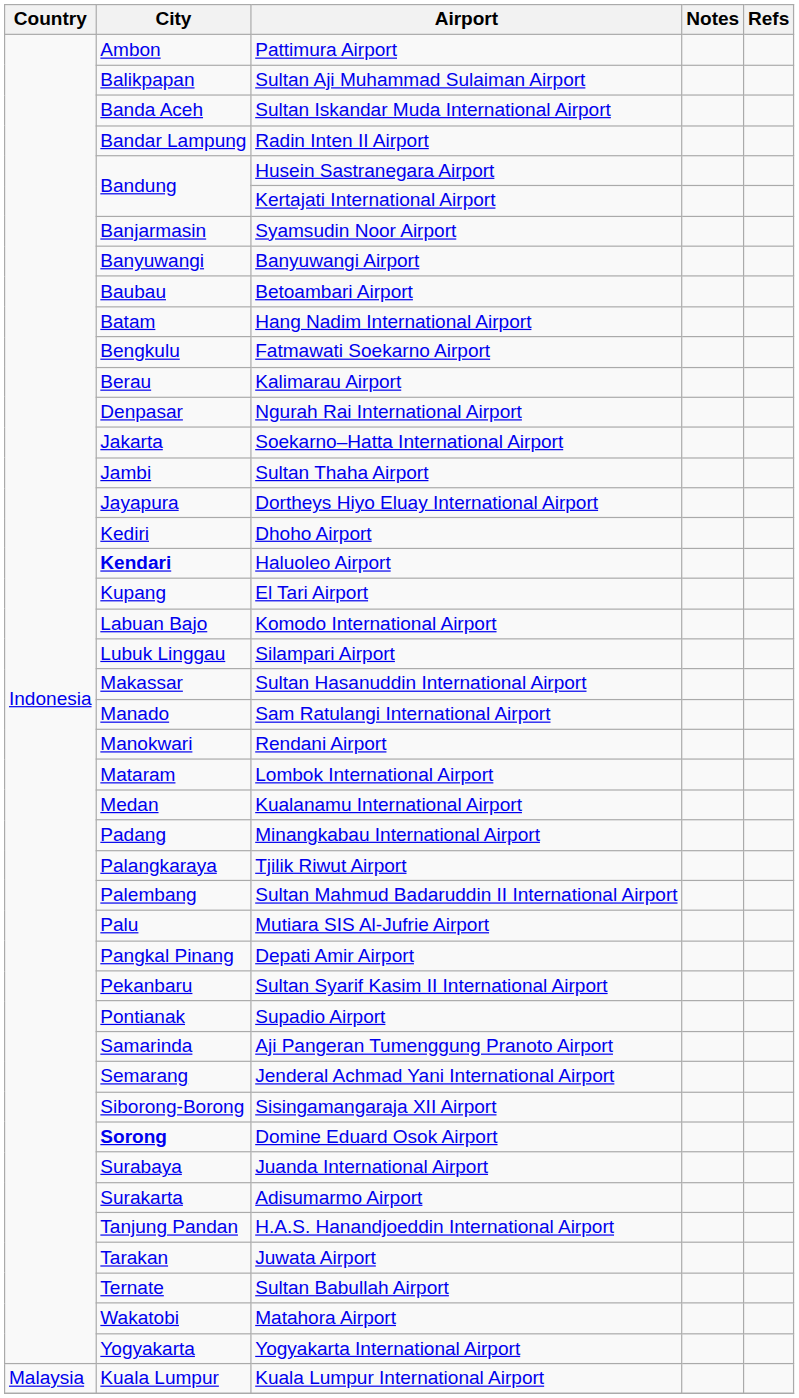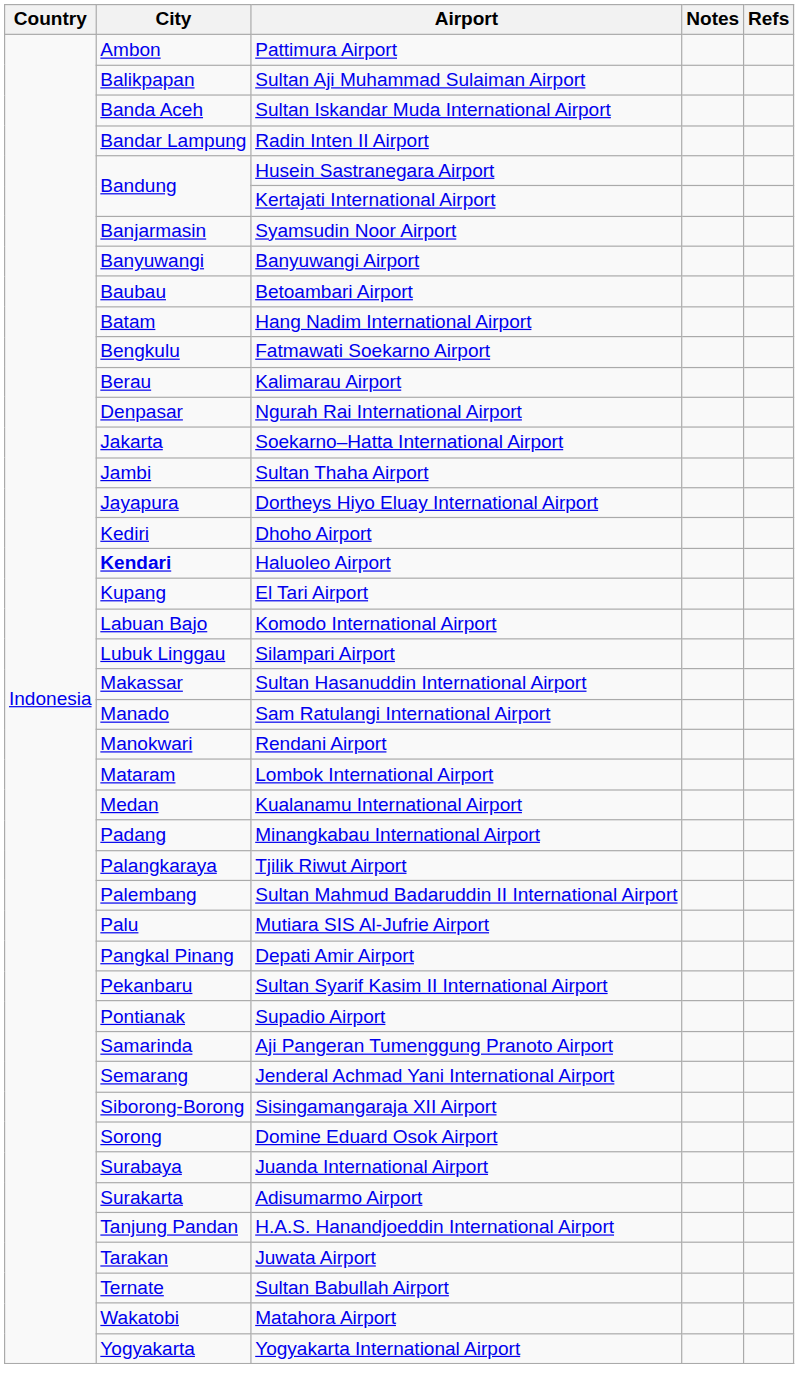(134, 1136) bold -> (131, 1136) normal
- row: (400, 1378)
